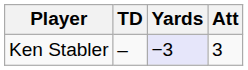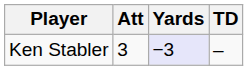columns swapped: (225, 19) <-> (130, 19)
